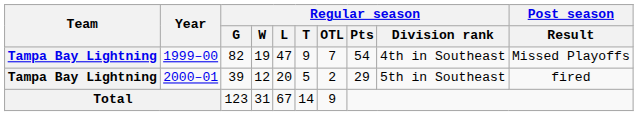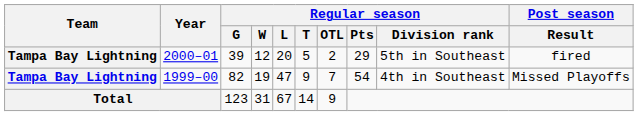rows swapped: (191, 58) <-> (191, 79)
